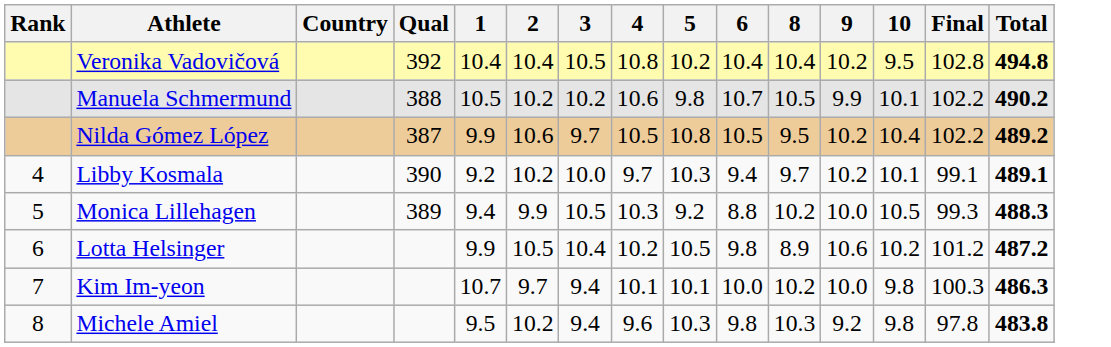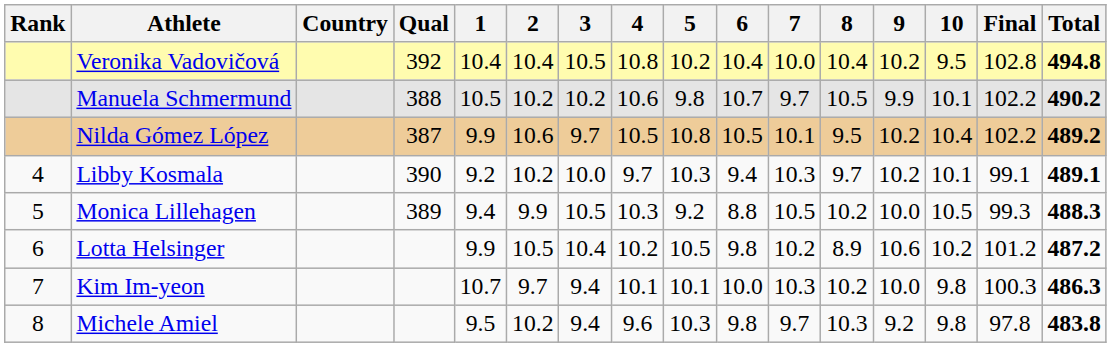+ column: (795, 23)
